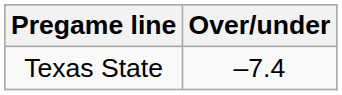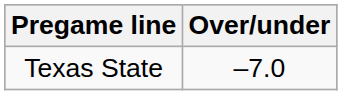(259, 67) –7.4 -> (259, 67) –7.0
